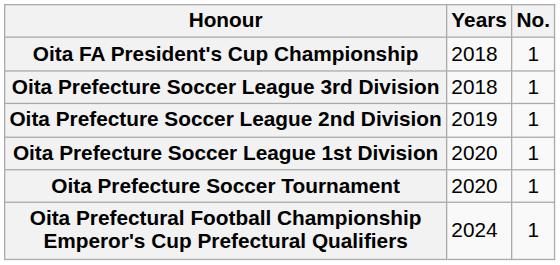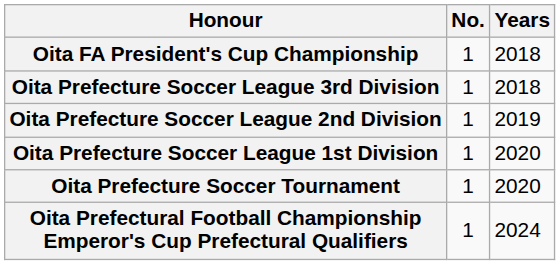columns swapped: (533, 20) <-> (479, 20)
